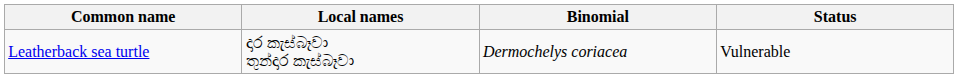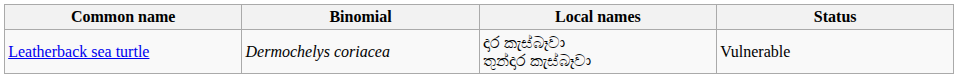columns swapped: (598, 17) <-> (361, 17)
